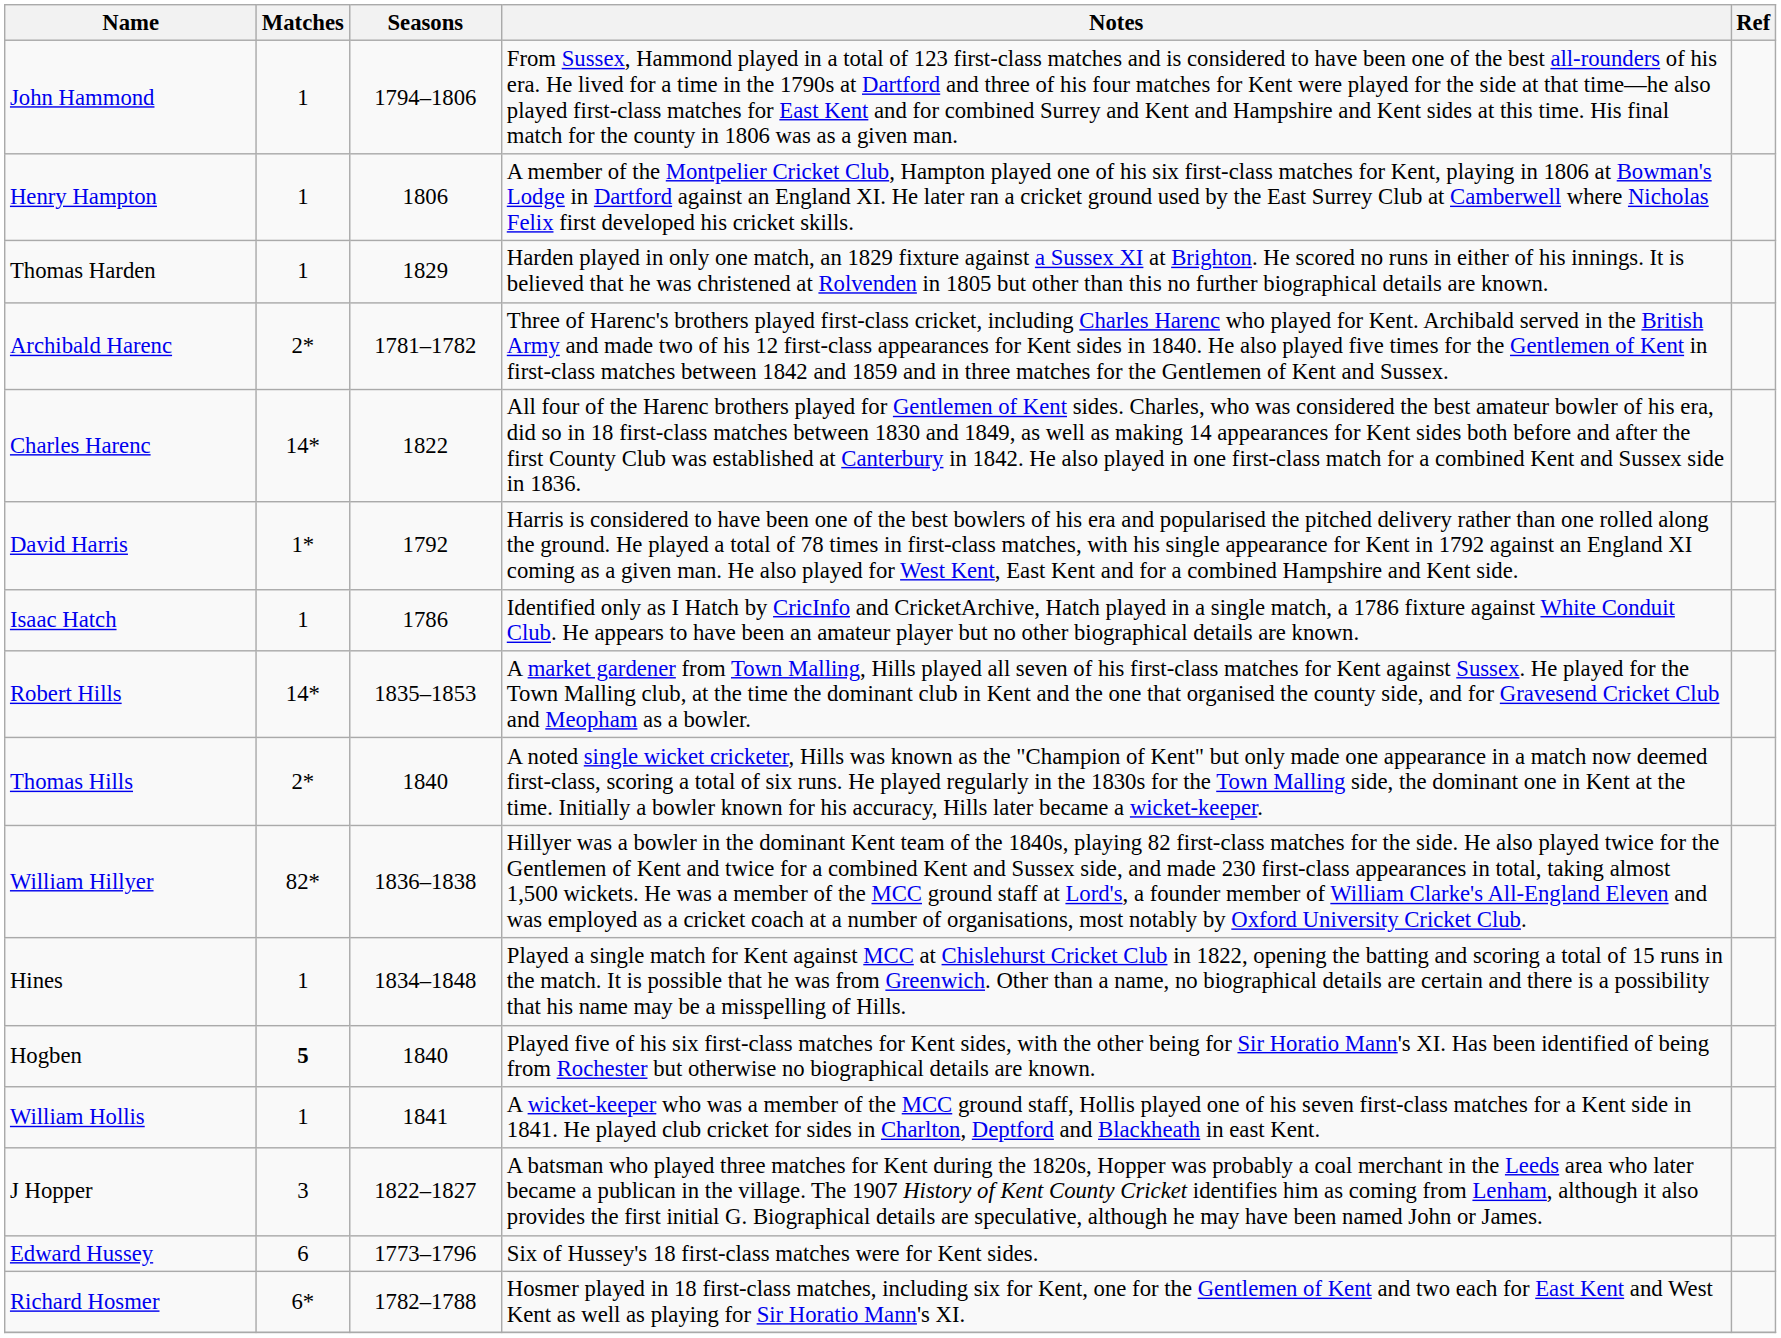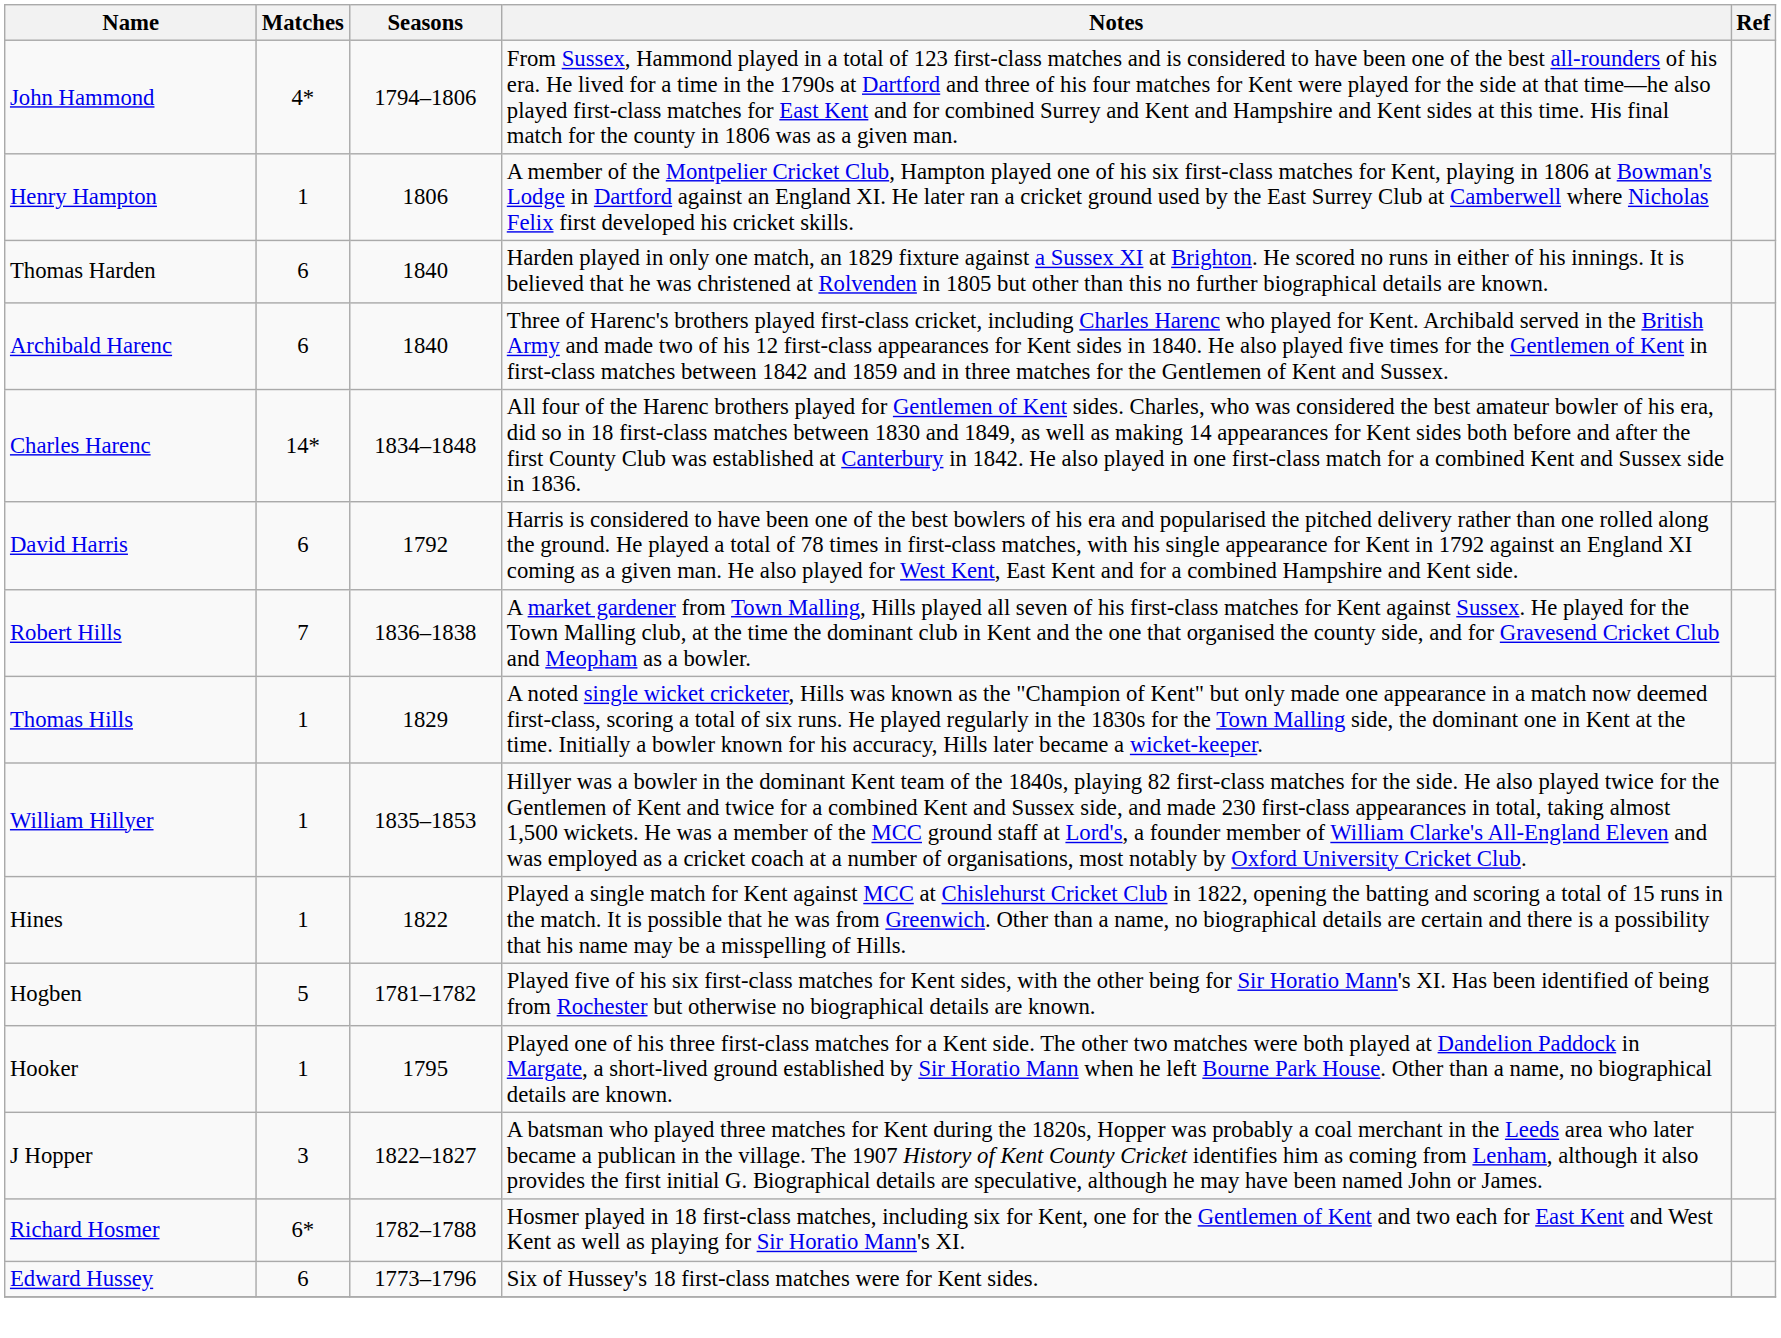(303, 96) 1 -> (303, 96) 4*
(303, 271) 1 -> (303, 271) 6
(425, 271) 1829 -> (425, 271) 1840
(303, 345) 2* -> (303, 345) 6
(425, 345) 1781–1782 -> (425, 345) 1840
(425, 445) 1822 -> (425, 445) 1834–1848
(303, 545) 1* -> (303, 545) 6
- row: (63, 619)
(303, 694) 14* -> (303, 632) 7
(425, 694) 1835–1853 -> (425, 632) 1836–1838
(303, 781) 2* -> (303, 719) 1
(425, 781) 1840 -> (425, 719) 1829
(303, 881) 82* -> (303, 819) 1
(425, 881) 1836–1838 -> (425, 819) 1835–1853
(425, 981) 1834–1848 -> (425, 919) 1822
(303, 1055) bold -> (303, 993) normal
(425, 1055) 1840 -> (425, 993) 1781–1782
- row: (77, 1117)
+ row: (44, 1068)
rows swapped: (85, 1301) <-> (82, 1253)
